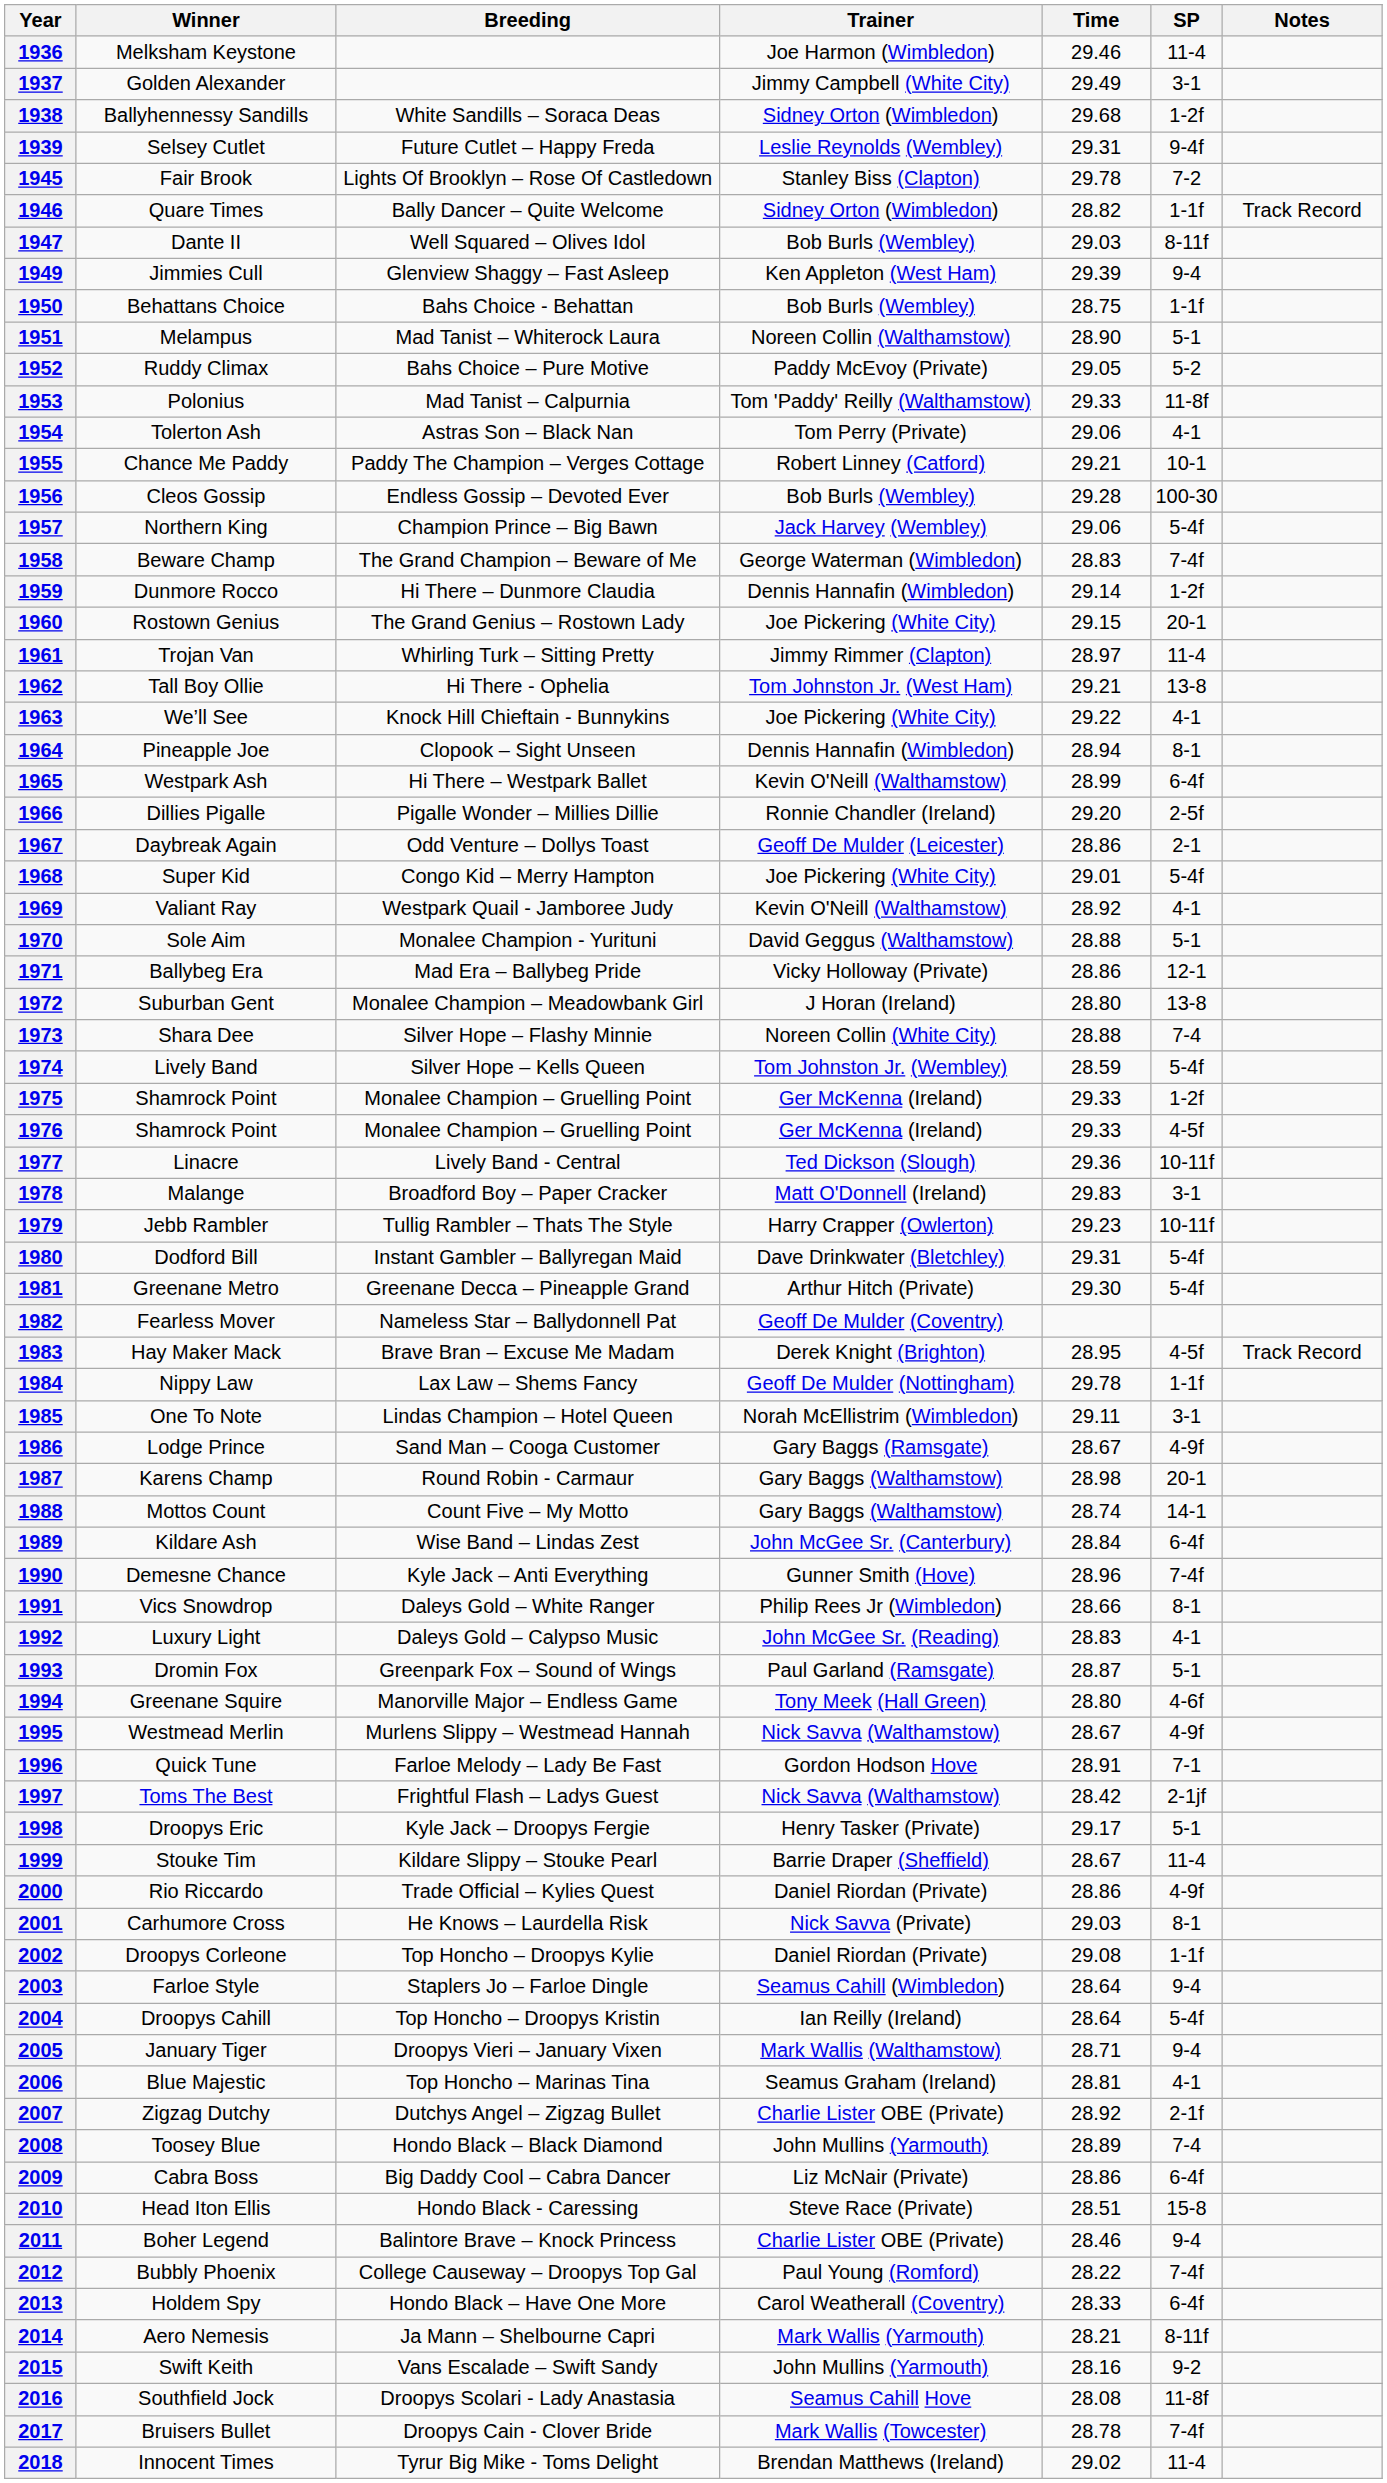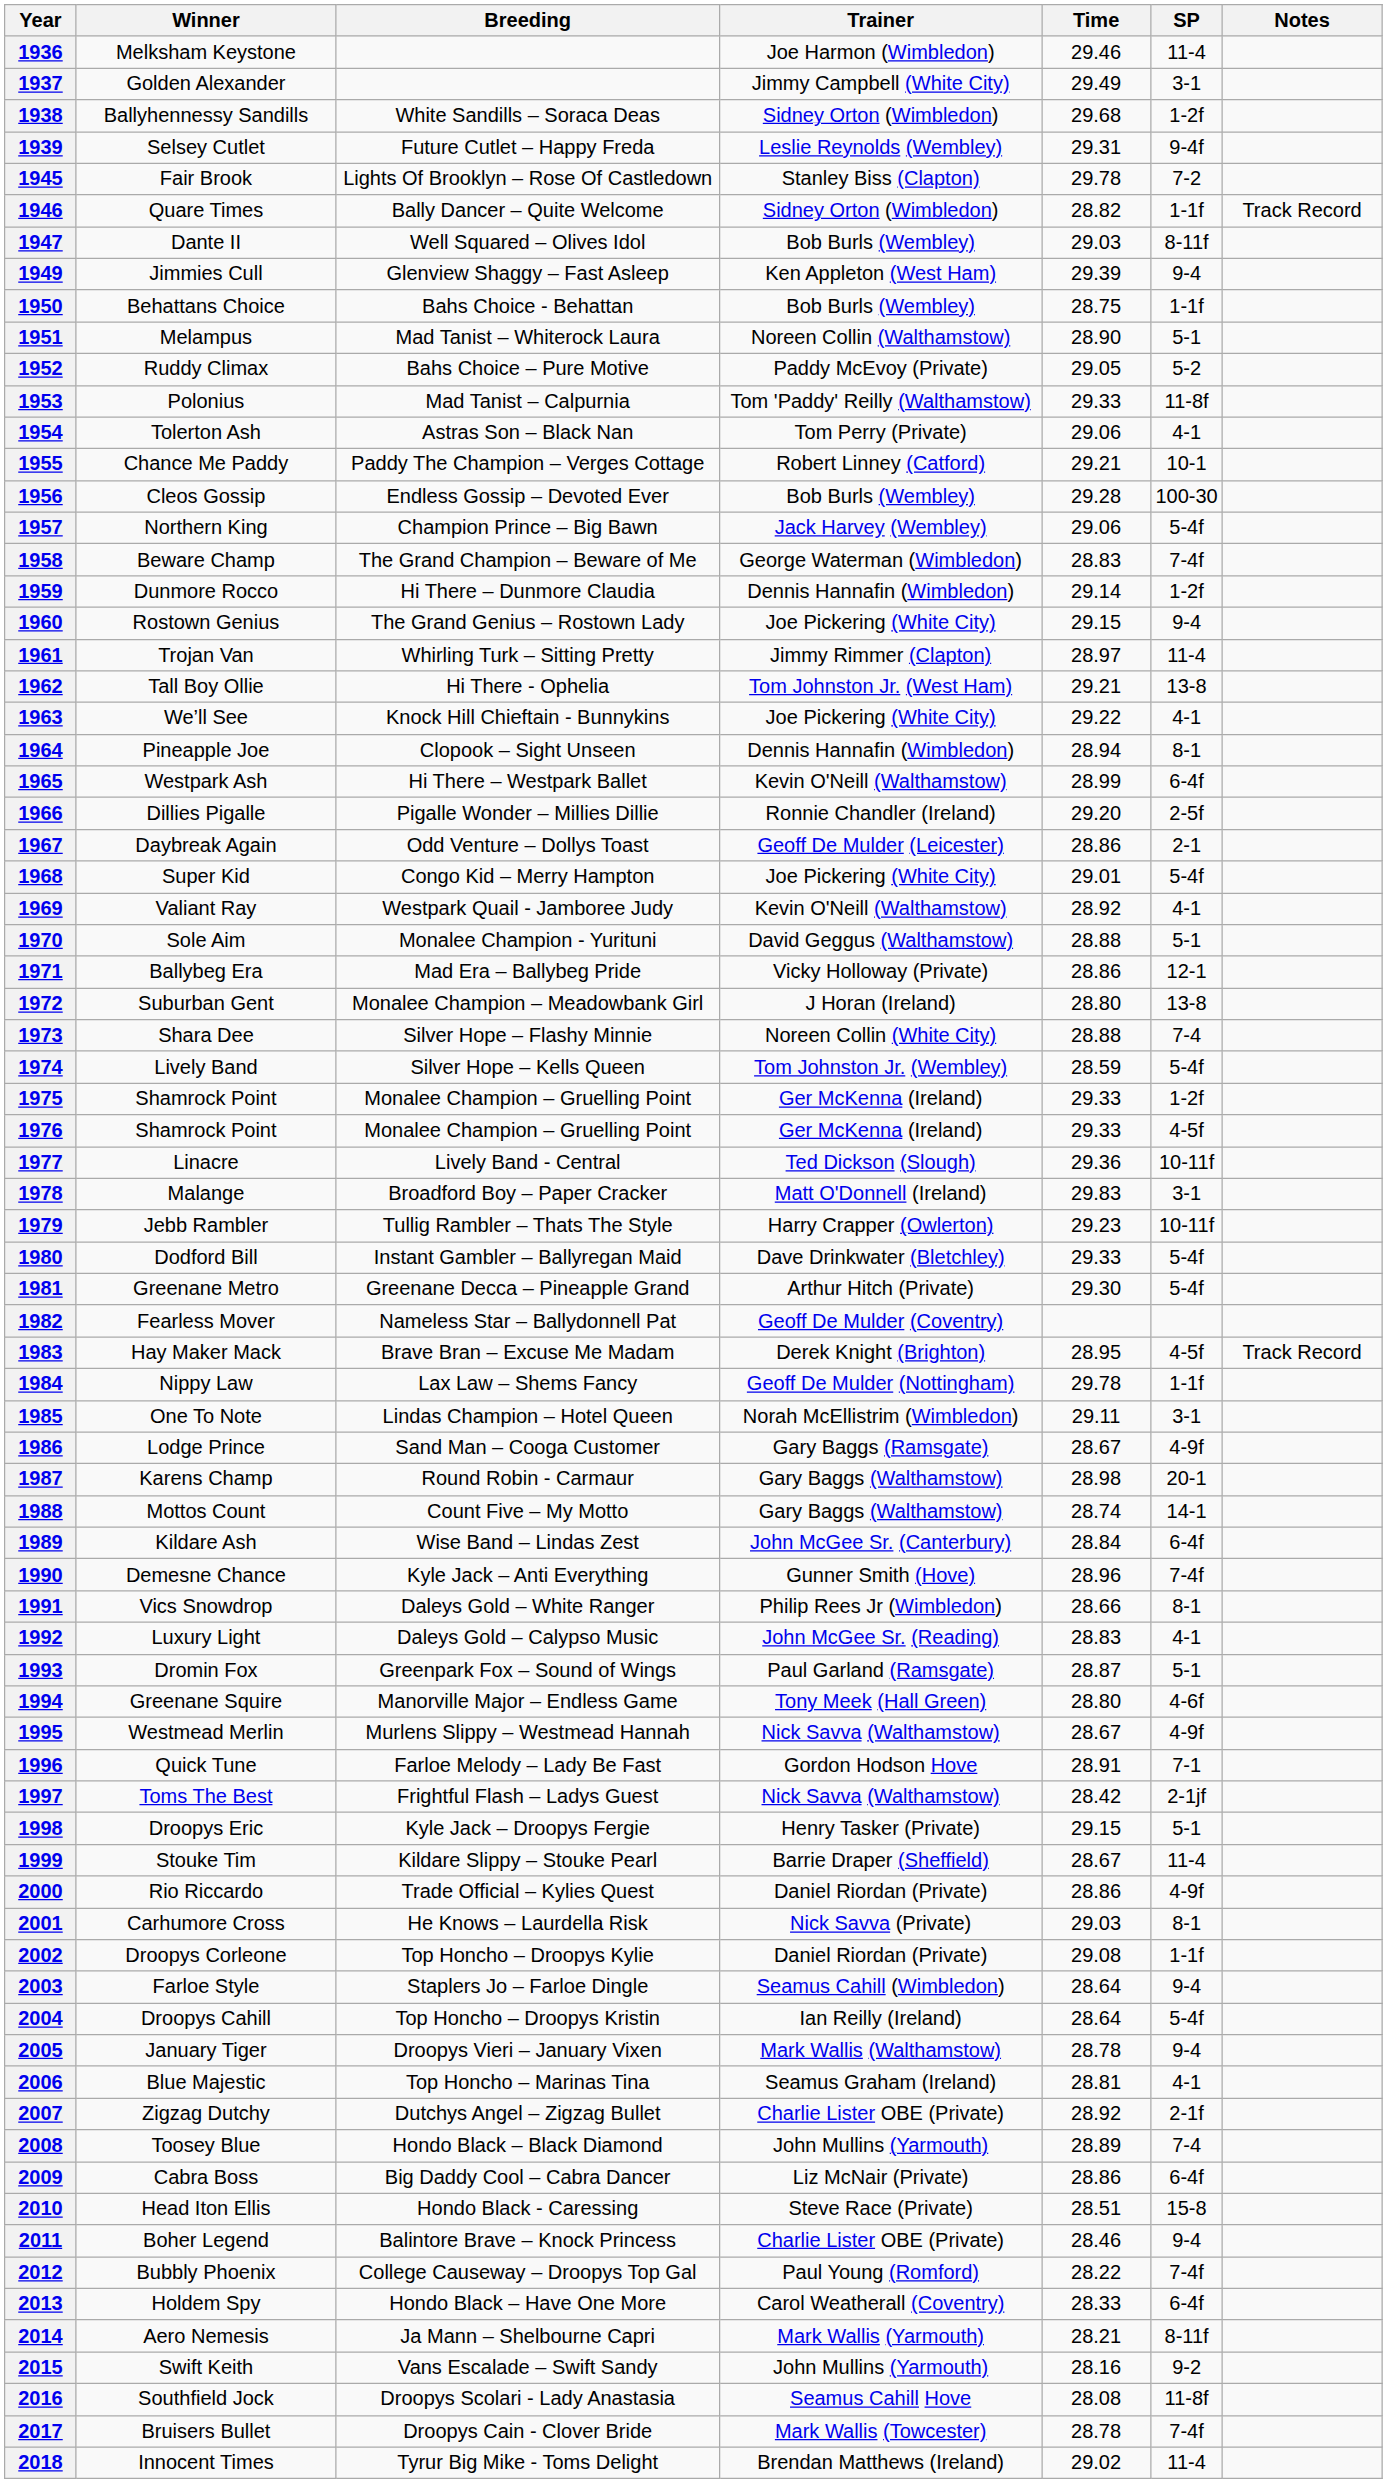(1187, 623) 20-1 -> (1187, 623) 9-4
(1096, 1257) 29.31 -> (1096, 1257) 29.33
(1096, 1828) 29.17 -> (1096, 1828) 29.15
(1096, 2050) 28.71 -> (1096, 2050) 28.78
